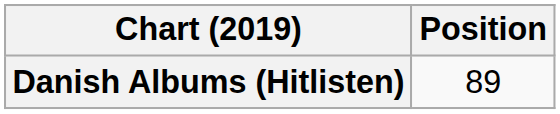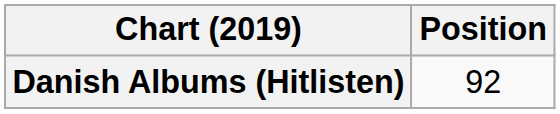(483, 81) 89 -> (483, 81) 92
